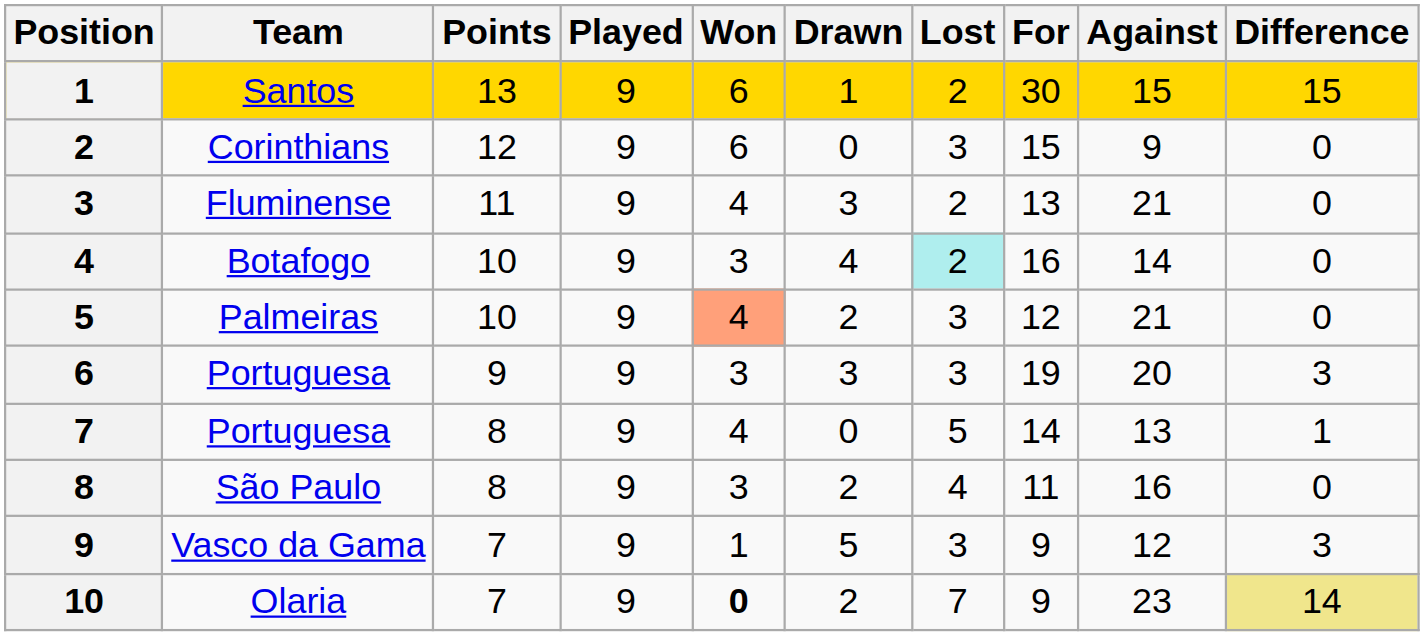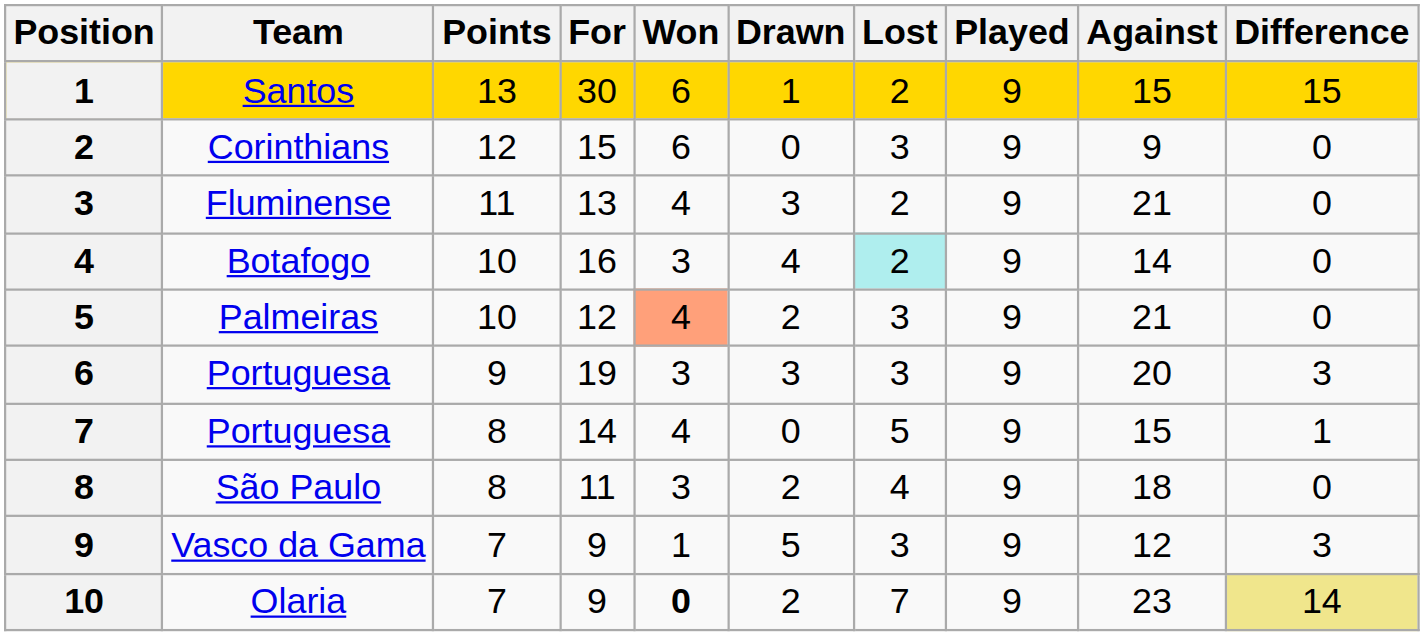columns swapped: (626, 32) <-> (1041, 32)
(1152, 430) 13 -> (1152, 430) 15
(1152, 487) 16 -> (1152, 487) 18
